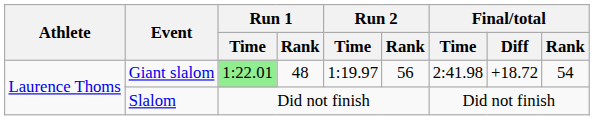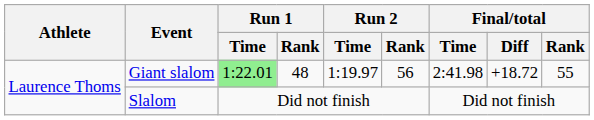(565, 73) 54 -> (565, 73) 55
